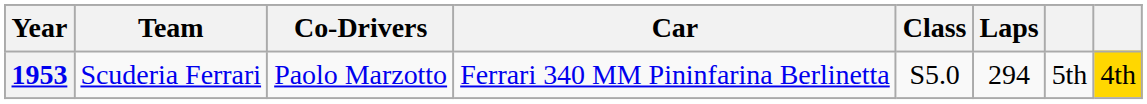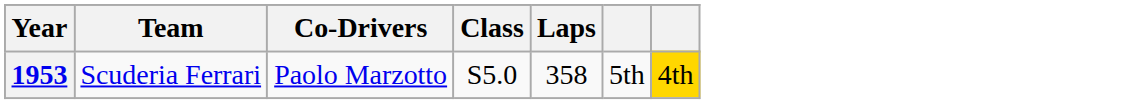- column: (675, 27)
(1009, 74) 294 -> (566, 74) 358
